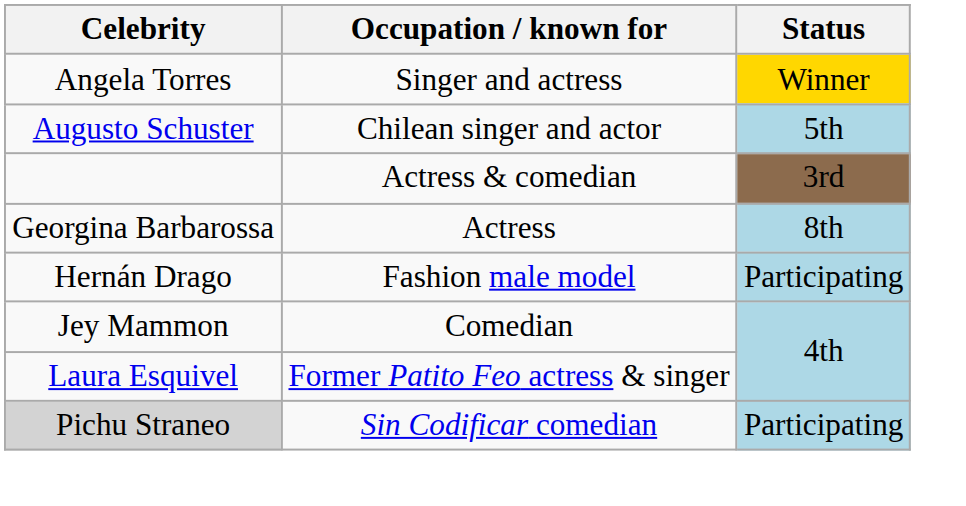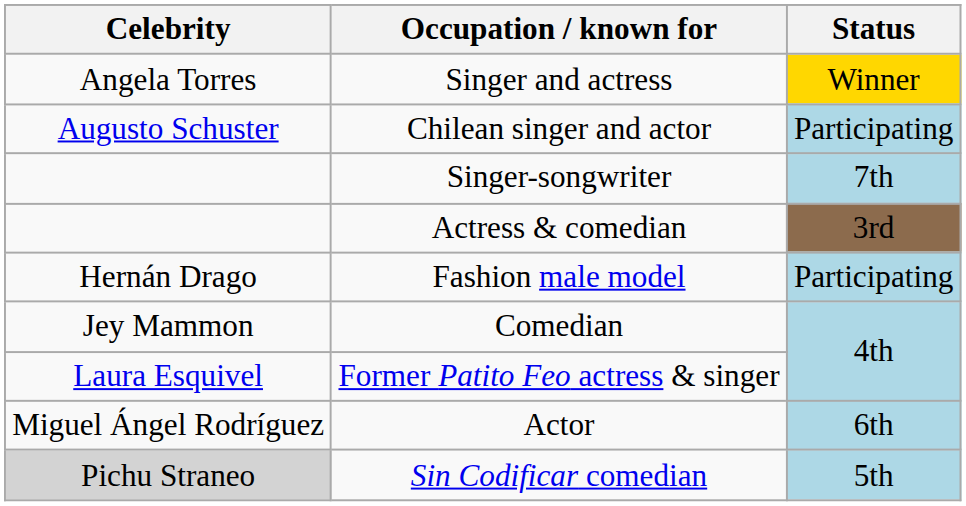(824, 128) 5th -> (874, 128) Participating
+ row: (559, 177)
- row: (509, 227)
+ row: (559, 425)
(824, 425) Participating -> (874, 474) 5th
